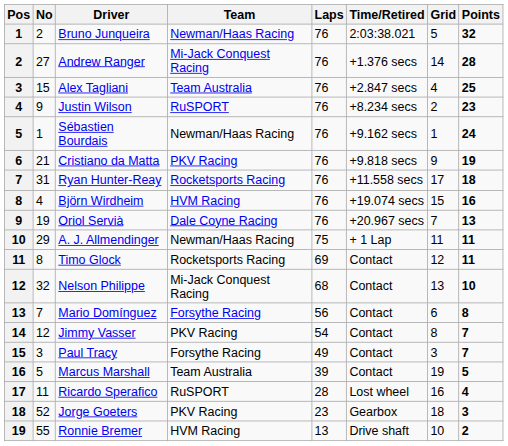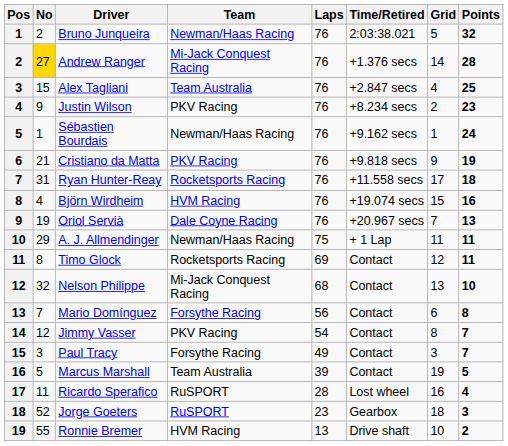(43, 61) no background -> (43, 61) gold background
(199, 107) RuSPORT -> (204, 107) PKV Racing
(204, 411) PKV Racing -> (199, 411) RuSPORT
